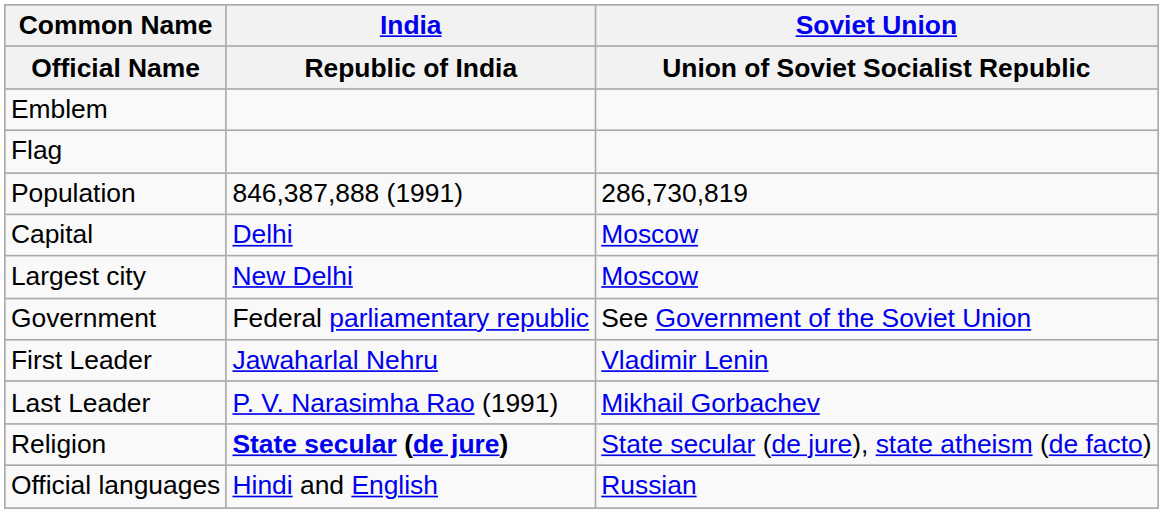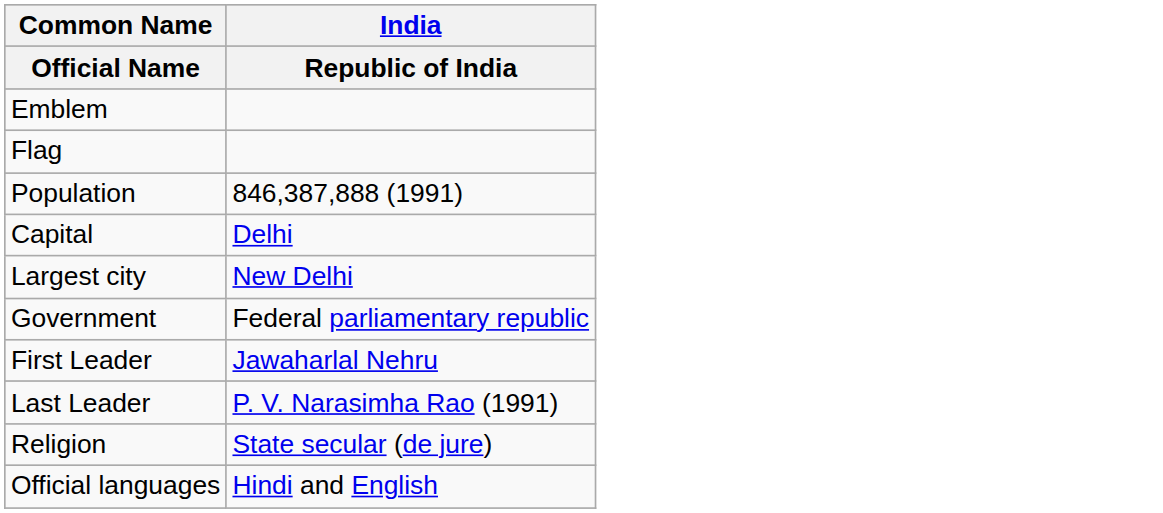- column: (876, 67)
(370, 444) bold -> (362, 444) normal
